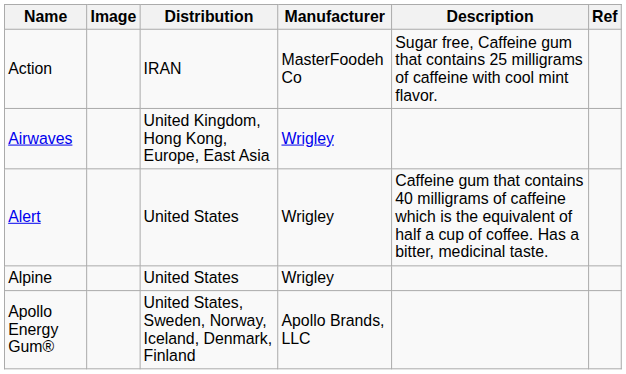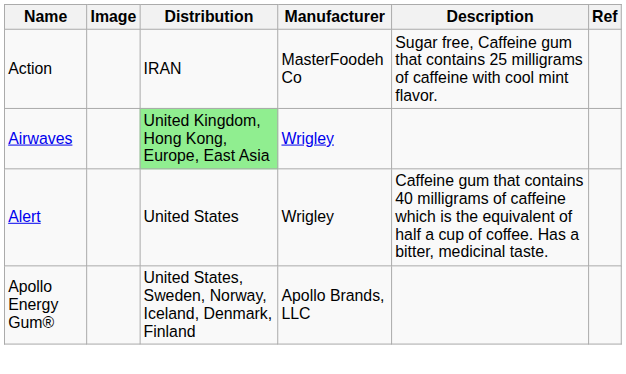(207, 138) no background -> (207, 138) lightgreen background
- row: (30, 277)
